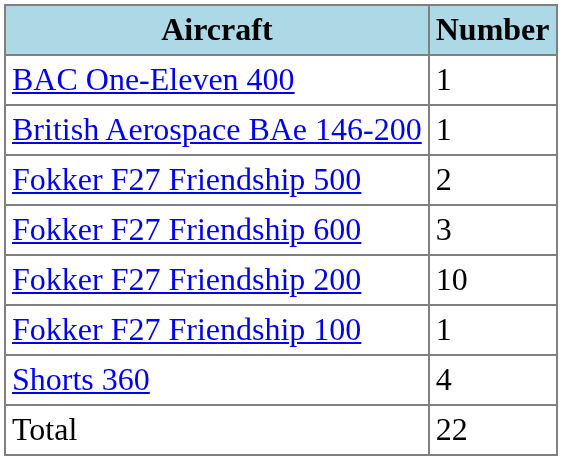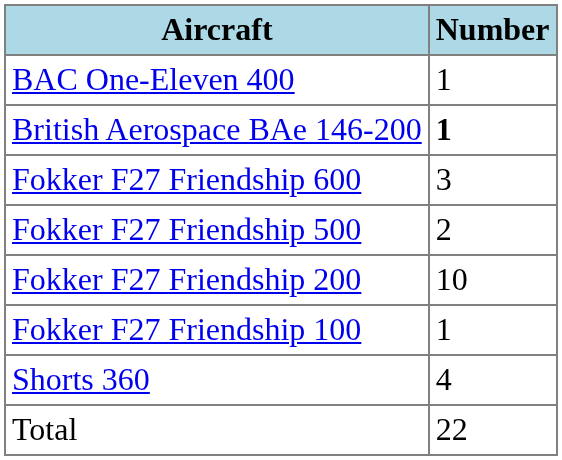(444, 129) normal -> (444, 129) bold
rows swapped: (187, 179) <-> (187, 229)
